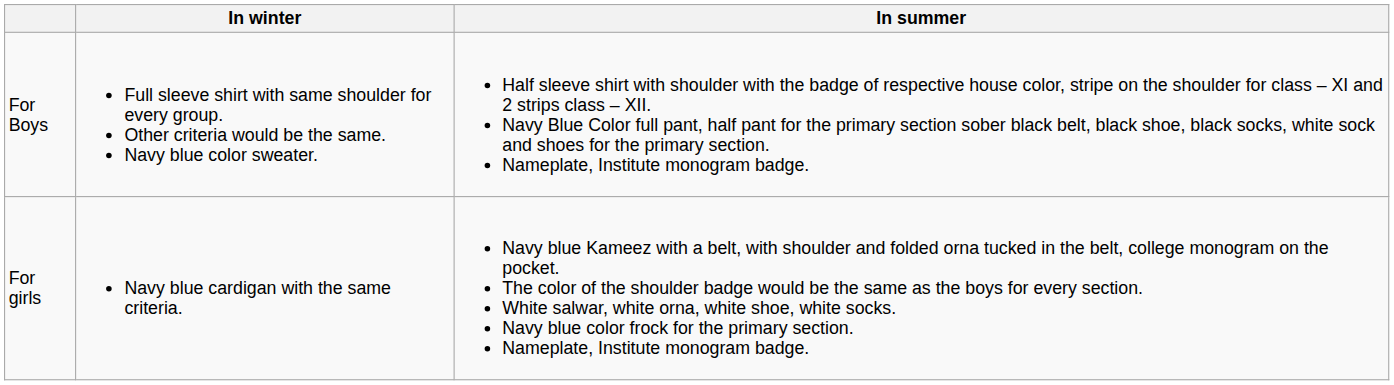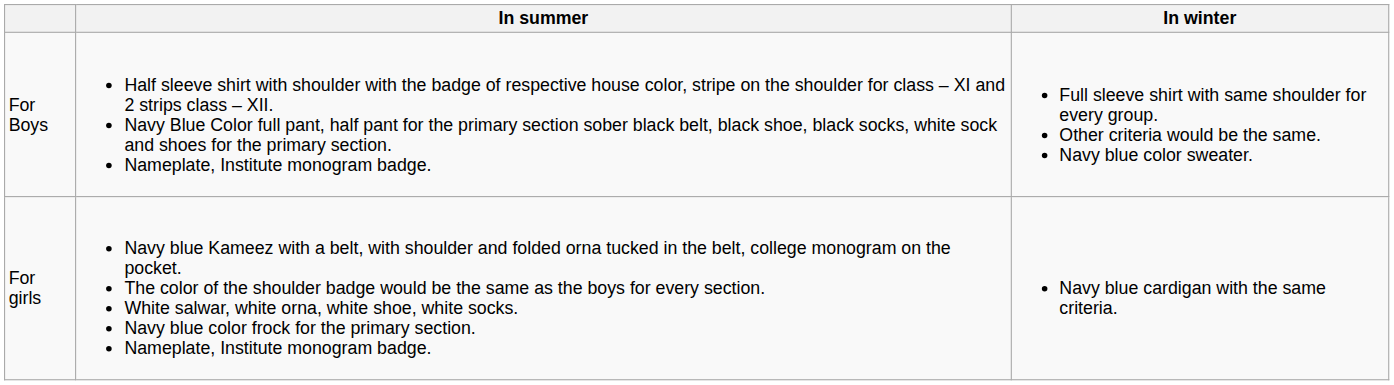columns swapped: (921, 18) <-> (265, 18)
